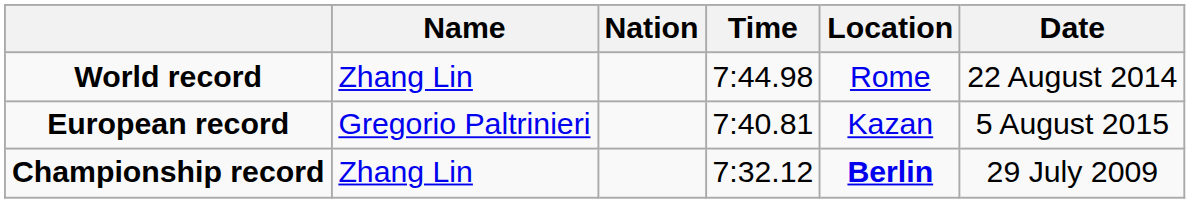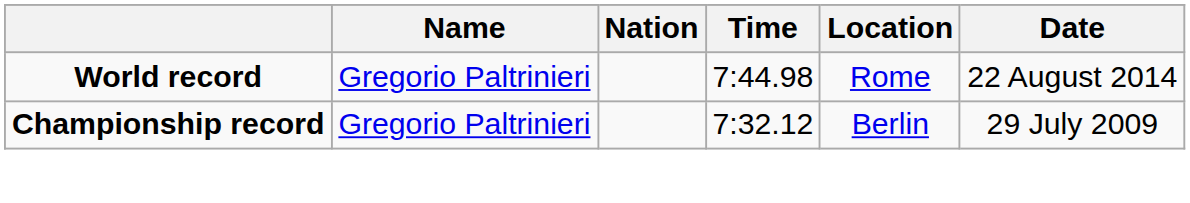(406, 76) Zhang Lin -> (464, 76) Gregorio Paltrinieri
- row: (168, 124)
(406, 172) Zhang Lin -> (464, 124) Gregorio Paltrinieri
(890, 172) bold -> (890, 124) normal
